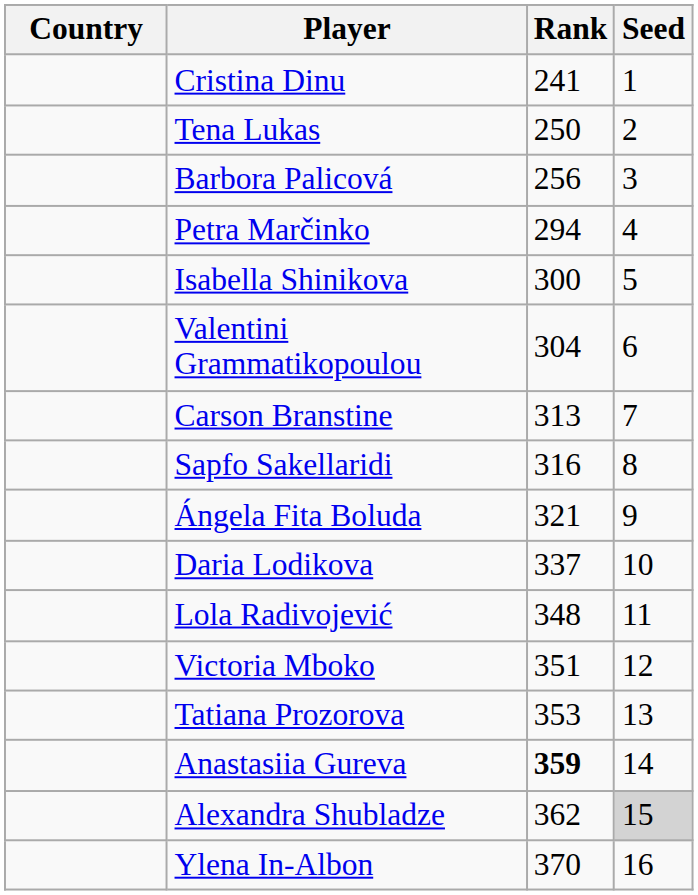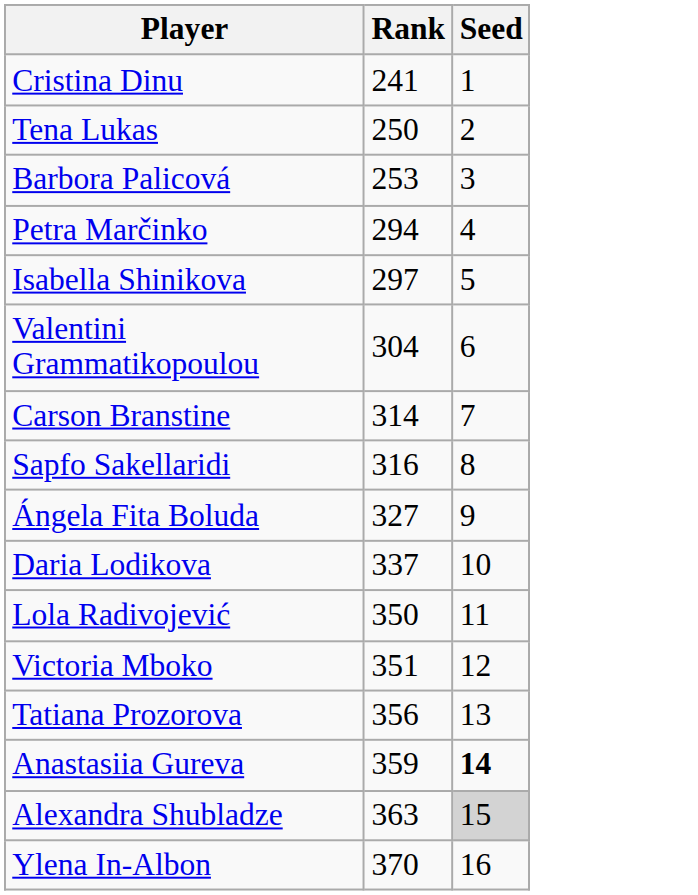- column: (86, 29)
(557, 179) 256 -> (395, 179) 253
(557, 279) 300 -> (395, 279) 297
(557, 414) 313 -> (395, 414) 314
(557, 514) 321 -> (395, 514) 327
(557, 614) 348 -> (395, 614) 350
(557, 714) 353 -> (395, 714) 356
(557, 764) bold -> (395, 764) normal
(638, 764) normal -> (475, 764) bold
(557, 814) 362 -> (395, 814) 363
